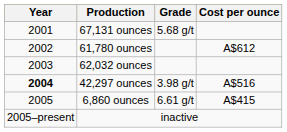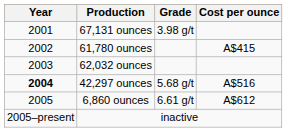(175, 30) 5.68 g/t -> (175, 30) 3.98 g/t
(239, 48) A$612 -> (239, 48) A$415
(175, 83) 3.98 g/t -> (175, 83) 5.68 g/t
(239, 100) A$415 -> (239, 100) A$612
